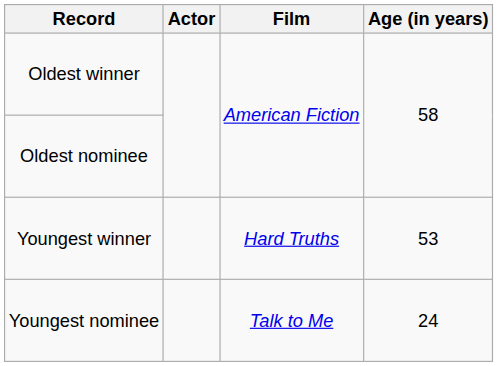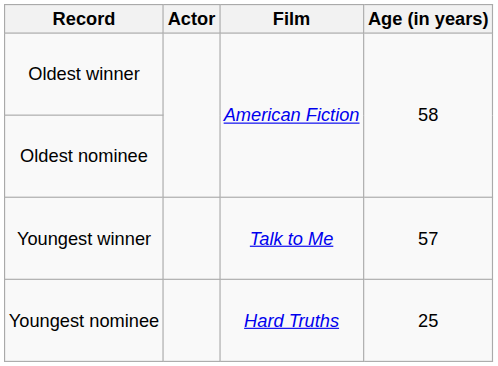(292, 238) Hard Truths -> (292, 238) Talk to Me
(428, 238) 53 -> (428, 238) 57
(292, 320) Talk to Me -> (292, 320) Hard Truths
(428, 320) 24 -> (428, 320) 25
